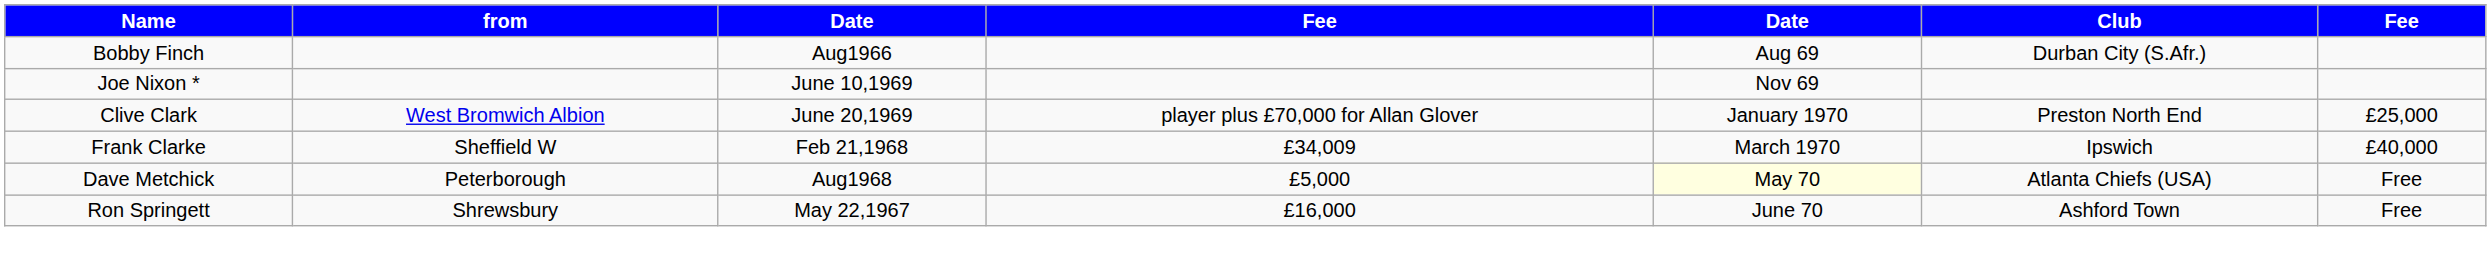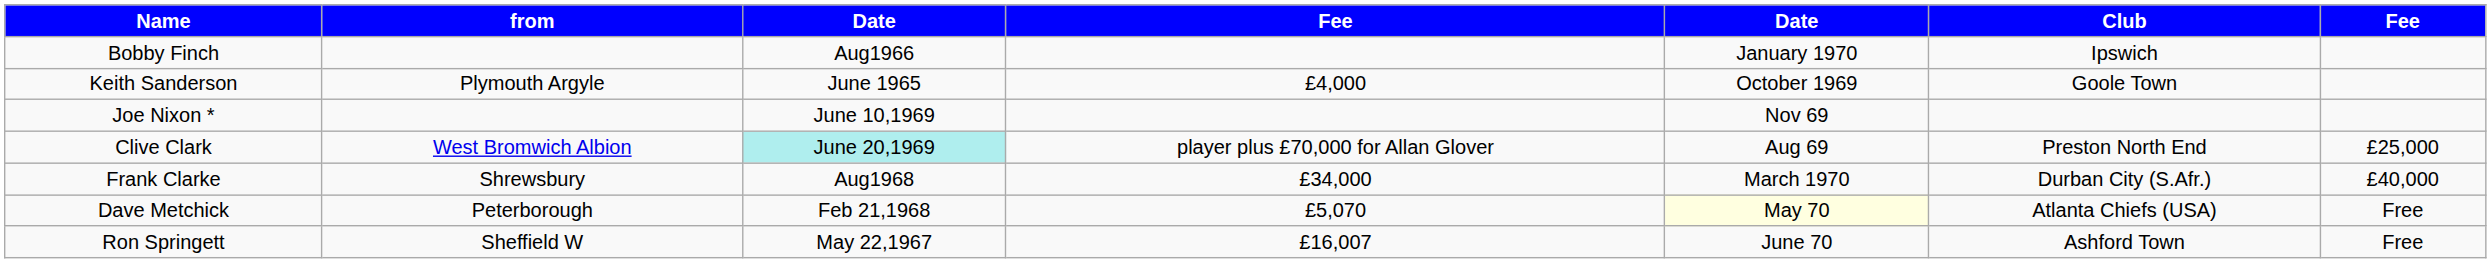(1787, 53) Aug 69 -> (1797, 53) January 1970
(2119, 53) Durban City (S.Afr.) -> (2124, 53) Ipswich
+ row: (163, 84)
(852, 116) no background -> (874, 147) paleturquoise background
(1787, 116) January 1970 -> (1797, 147) Aug 69
(505, 147) Sheffield W -> (532, 179) Shrewsbury
(852, 147) Feb 21,1968 -> (874, 179) Aug1968
(1320, 147) £34,009 -> (1336, 179) £34,000
(2119, 147) Ipswich -> (2124, 179) Durban City (S.Afr.)
(852, 179) Aug1968 -> (874, 211) Feb 21,1968
(1320, 179) £5,000 -> (1336, 211) £5,070
(505, 211) Shrewsbury -> (532, 242) Sheffield W
(1320, 211) £16,000 -> (1336, 242) £16,007
